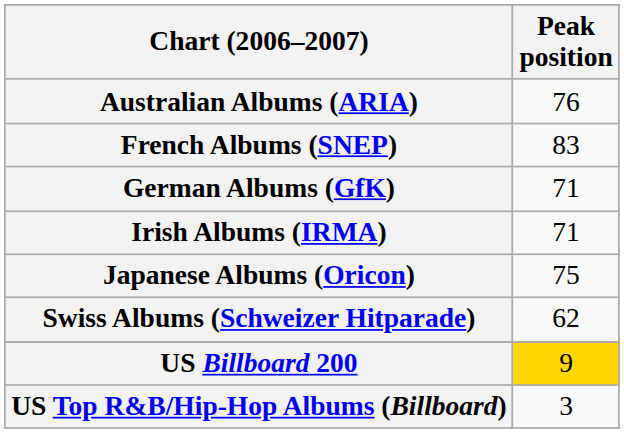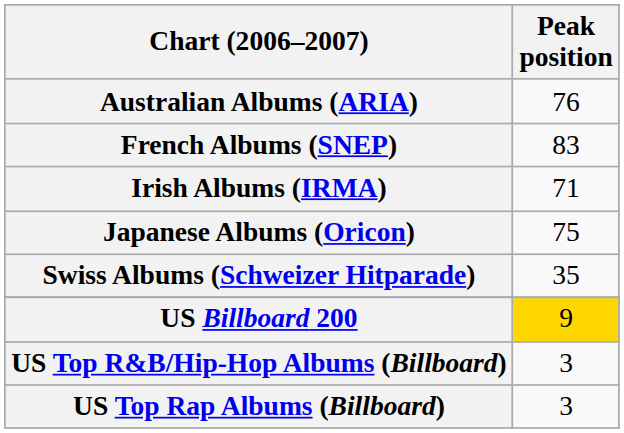- row: (259, 188)
(566, 319) 62 -> (566, 275) 35
+ row: (259, 406)
